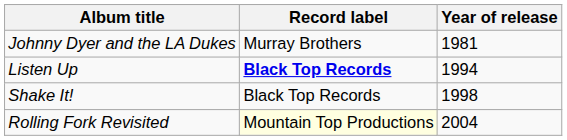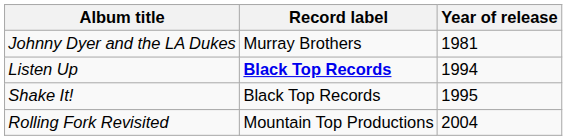(460, 95) 1998 -> (460, 95) 1995
(339, 122) lightyellow background -> (339, 122) no background
